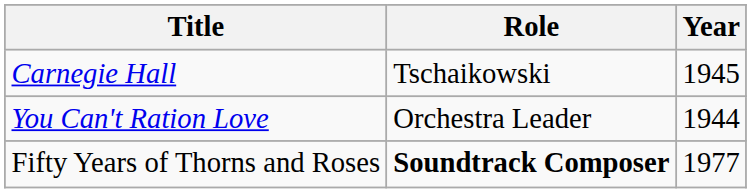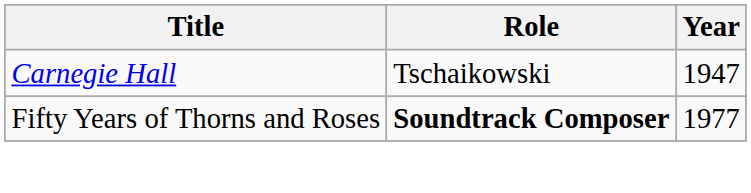(711, 72) 1945 -> (711, 72) 1947
- row: (140, 118)
